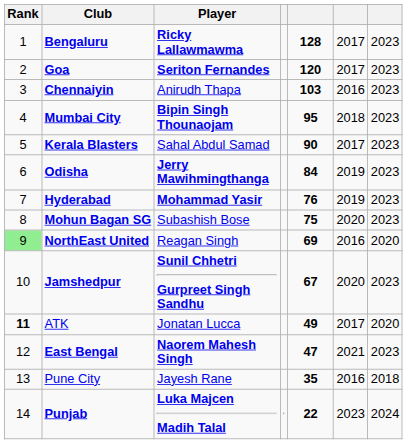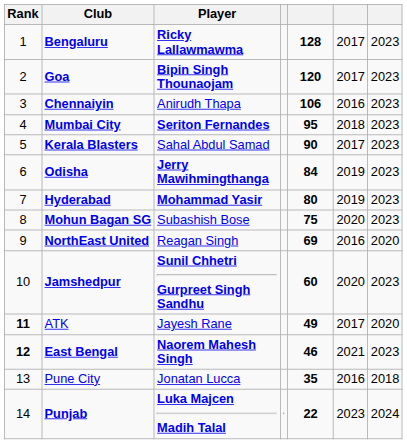(213, 69) Seriton Fernandes -> (195, 76) Bipin Singh Thounaojam
(311, 89) 103 -> (311, 104) 106
(195, 117) Bipin Singh Thounaojam -> (213, 124) Seriton Fernandes
(311, 199) 76 -> (311, 199) 80
(23, 240) lightgreen background -> (23, 240) no background
(311, 282) 67 -> (311, 282) 60
(199, 324) Jonatan Lucca -> (194, 324) Jayesh Rane
(23, 351) normal -> (23, 351) bold
(311, 351) 47 -> (311, 351) 46
(194, 379) Jayesh Rane -> (199, 379) Jonatan Lucca
